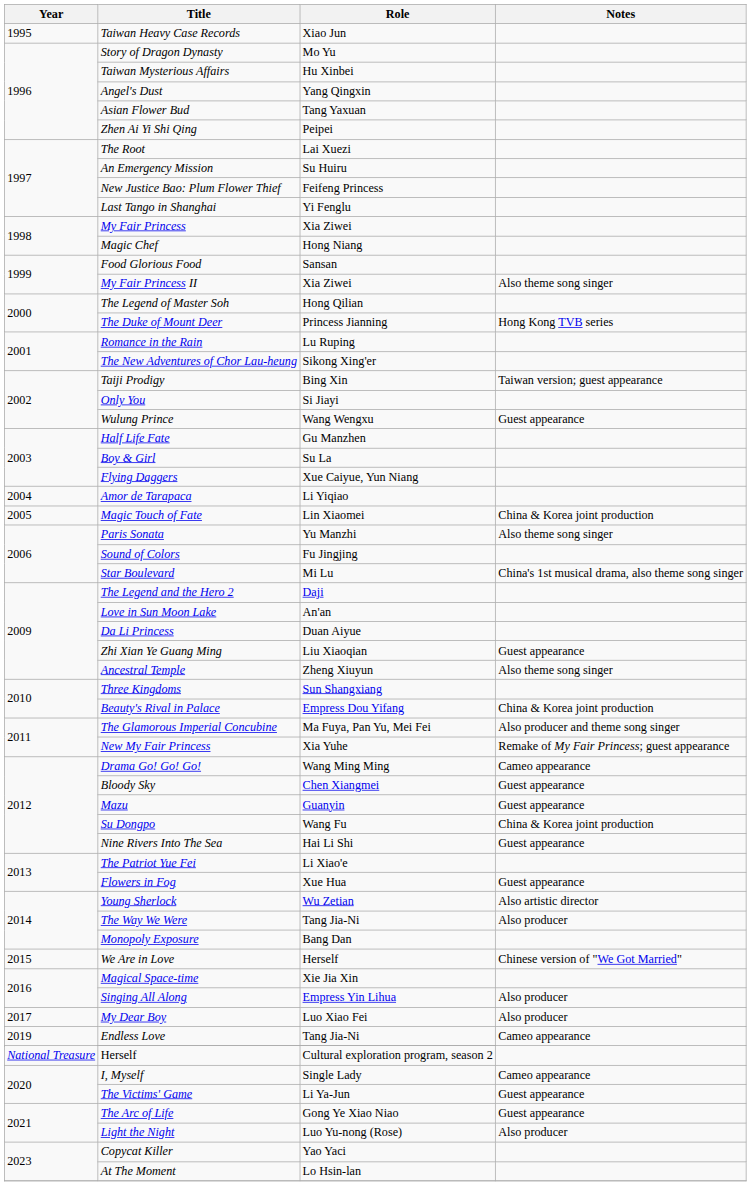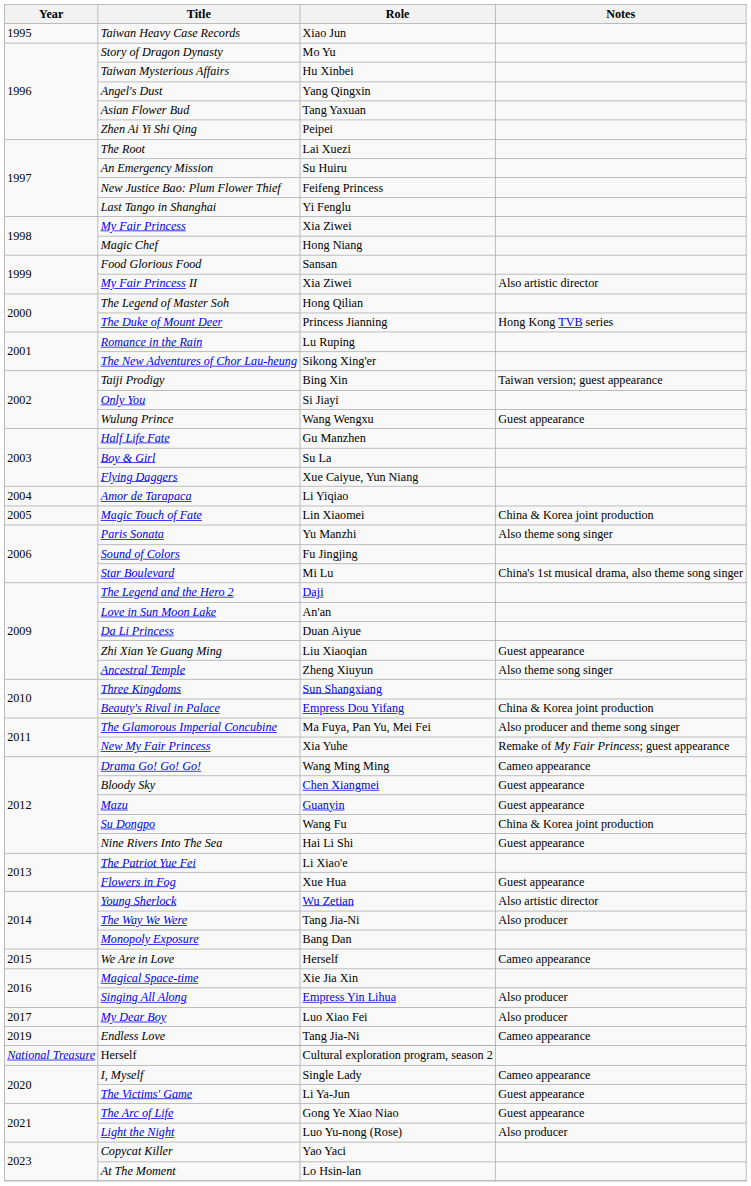(556, 284) Also theme song singer -> (548, 284) Also artistic director
(590, 959) Chinese version of "We Got Married" -> (544, 959) Cameo appearance
